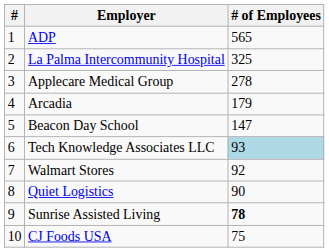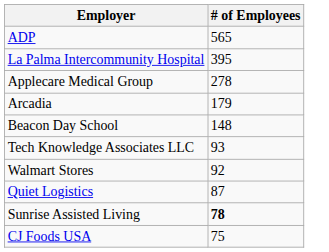- column: (15, 15)
(242, 59) 325 -> (221, 59) 395
(242, 125) 147 -> (221, 125) 148
(238, 147) lightblue background -> (218, 147) no background
(238, 192) 90 -> (218, 192) 87
